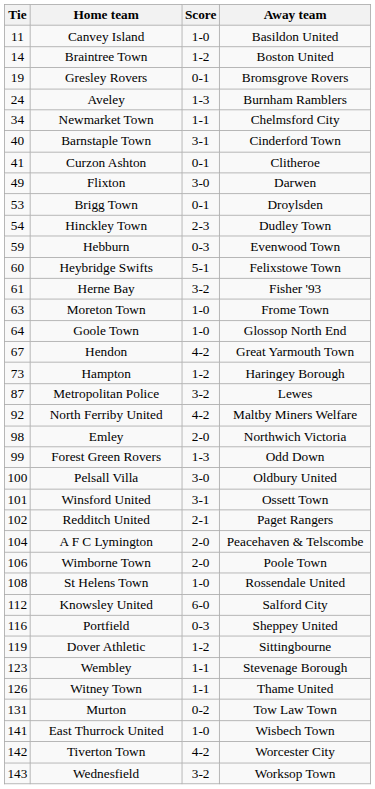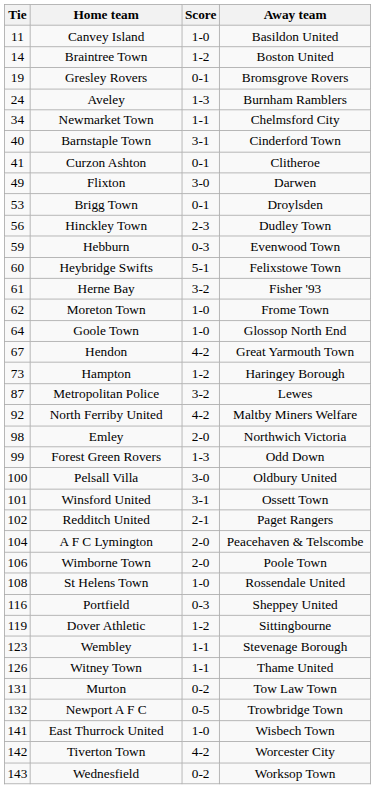(17, 225) 54 -> (17, 225) 56
(17, 309) 63 -> (17, 309) 62
- row: (106, 604)
+ row: (106, 710)
(201, 773) 3-2 -> (201, 773) 0-2
